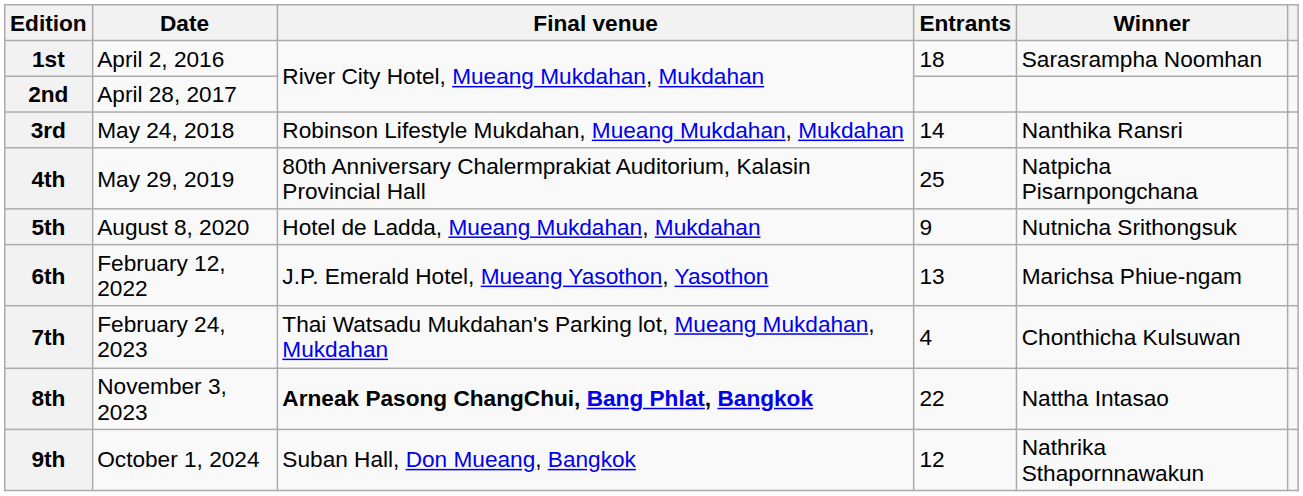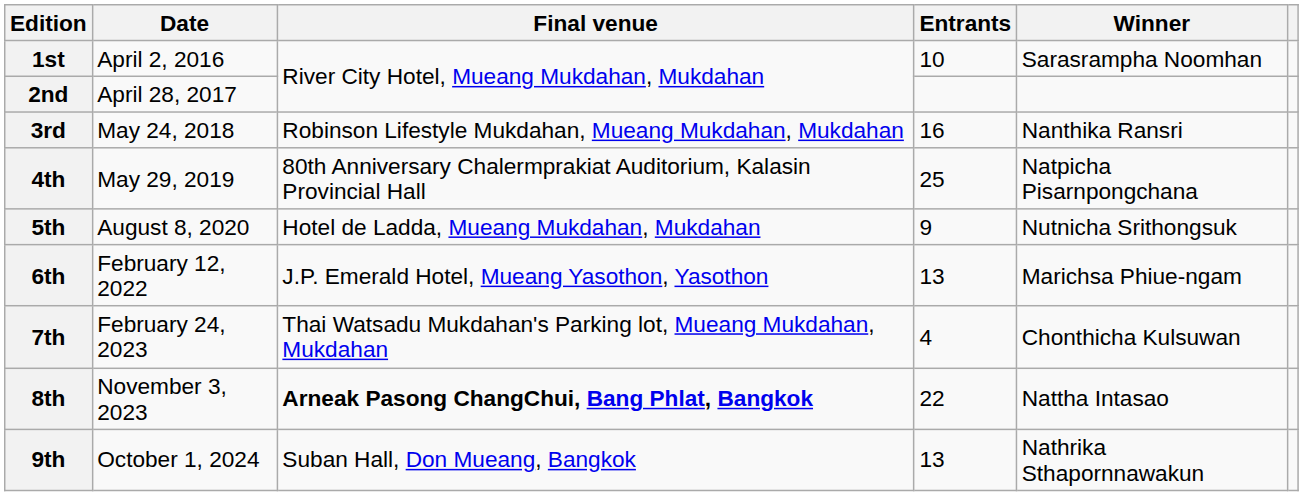(932, 59) 18 -> (932, 59) 10
(932, 130) 14 -> (932, 130) 16
(932, 460) 12 -> (932, 460) 13
